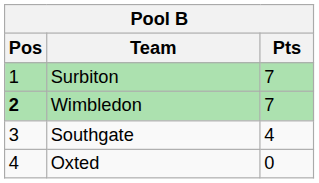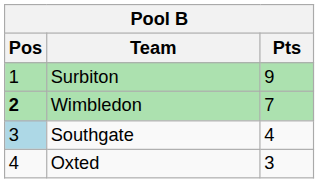(269, 76) 7 -> (269, 76) 9
(14, 134) no background -> (14, 134) lightblue background
(269, 163) 0 -> (269, 163) 3
